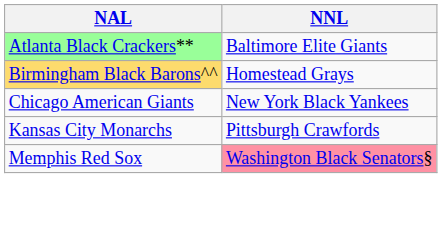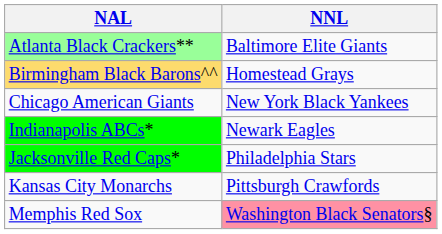+ row: (81, 130)
+ row: (94, 158)
